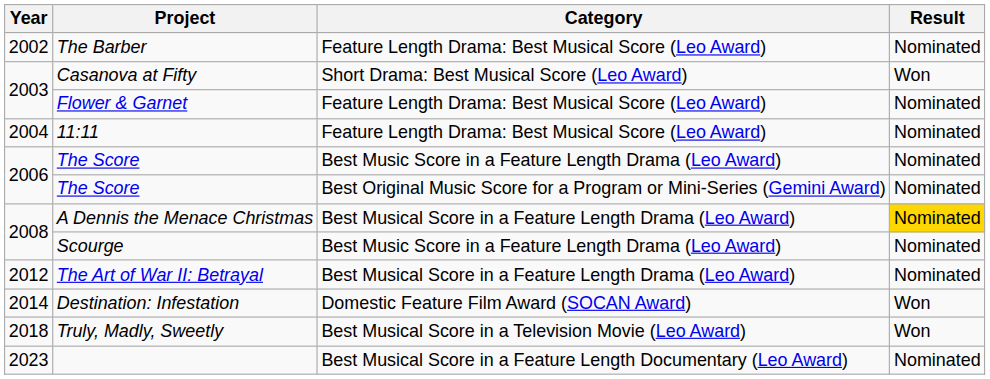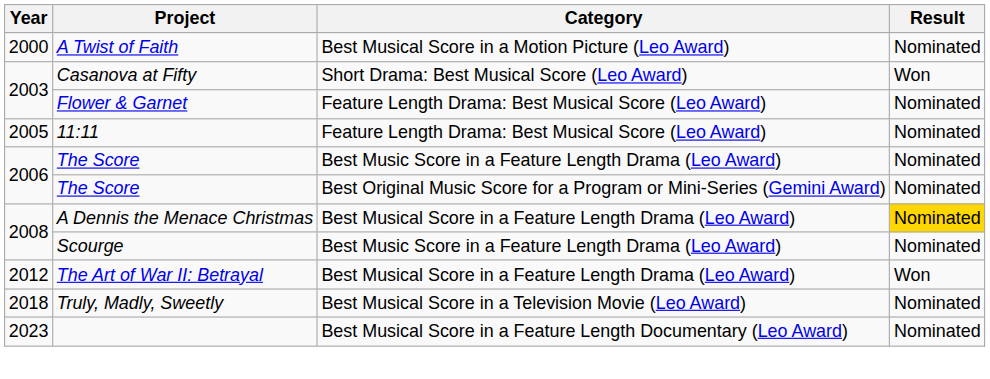+ row: (118, 47)
- row: (102, 47)
(29, 132) 2004 -> (29, 132) 2005
(937, 274) Nominated -> (912, 274) Won
- row: (148, 302)
(912, 331) Won -> (937, 302) Nominated
